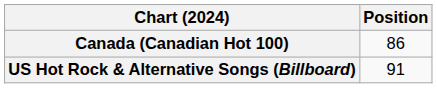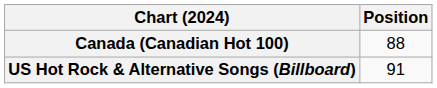(396, 43) 86 -> (396, 43) 88
